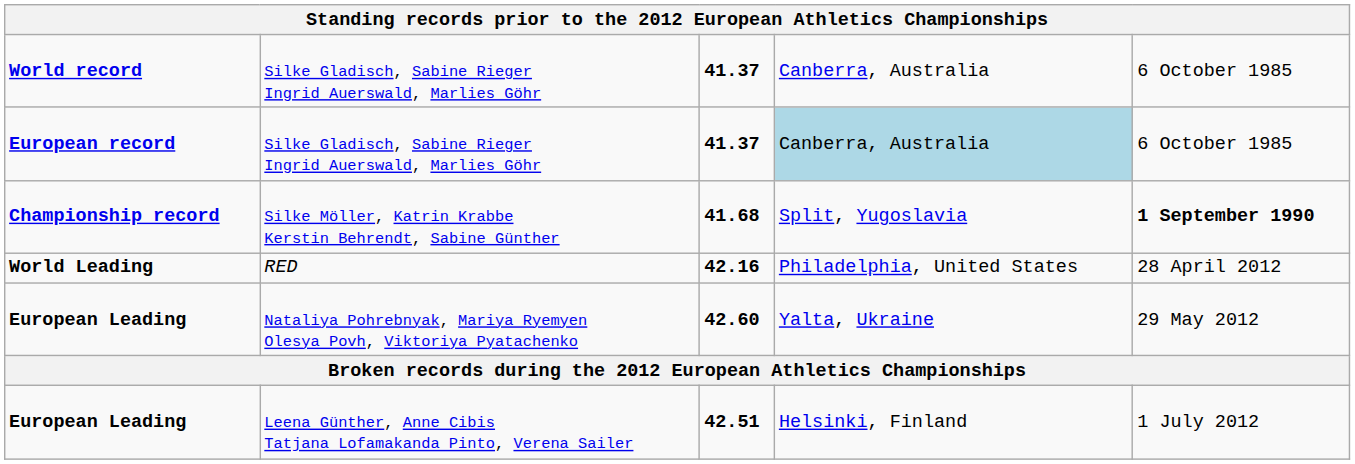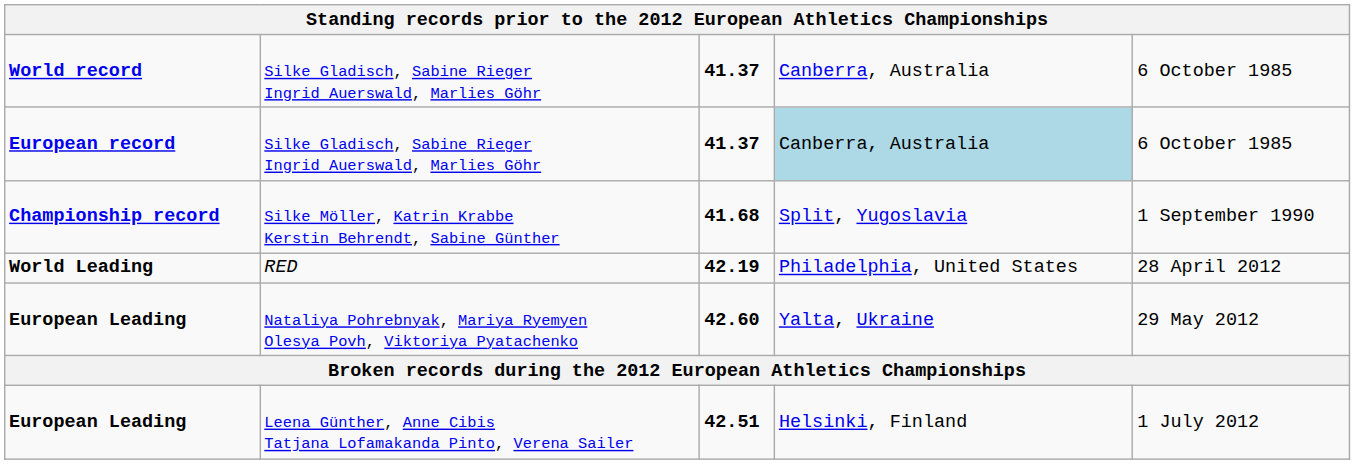(1226, 217) bold -> (1226, 217) normal
(732, 268) 42.16 -> (732, 268) 42.19
